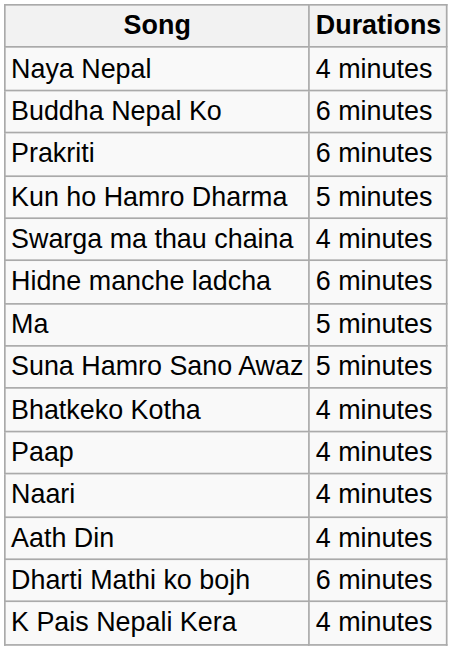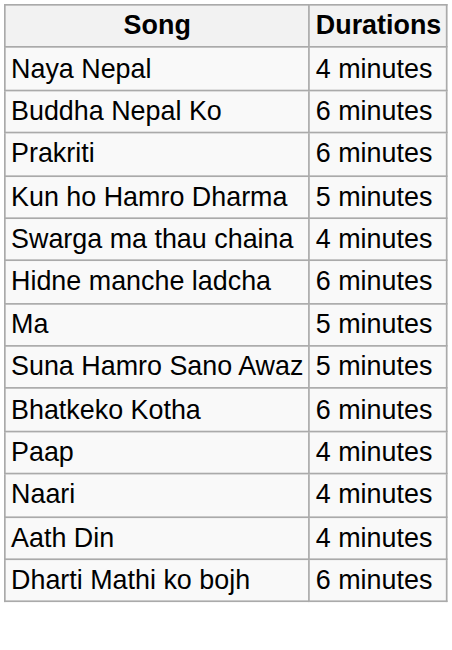(374, 409) 4 minutes -> (374, 409) 6 minutes
- row: (124, 622)
